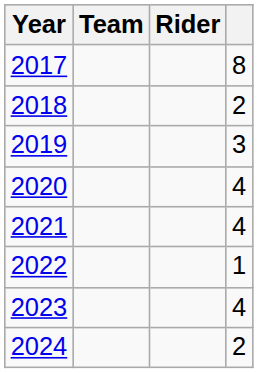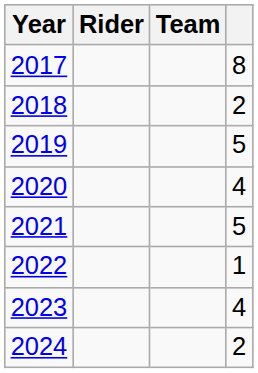columns swapped: (188, 24) <-> (111, 24)
(239, 145) 3 -> (239, 145) 5
(239, 226) 4 -> (239, 226) 5
